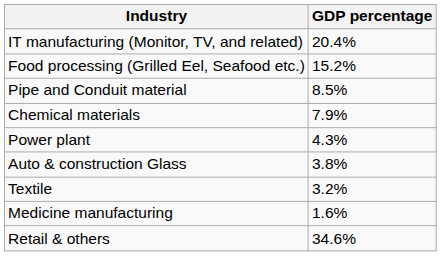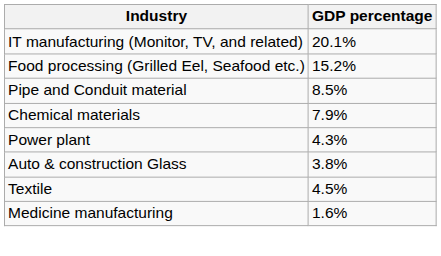(334, 41) 20.4% -> (334, 41) 20.1%
(330, 189) 3.2% -> (330, 189) 4.5%
- row: (59, 238)
